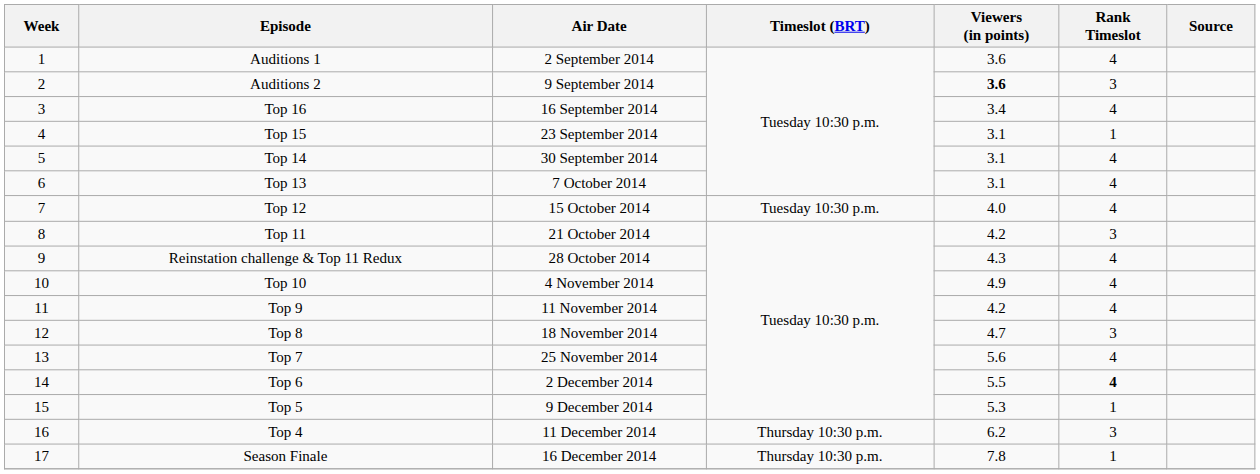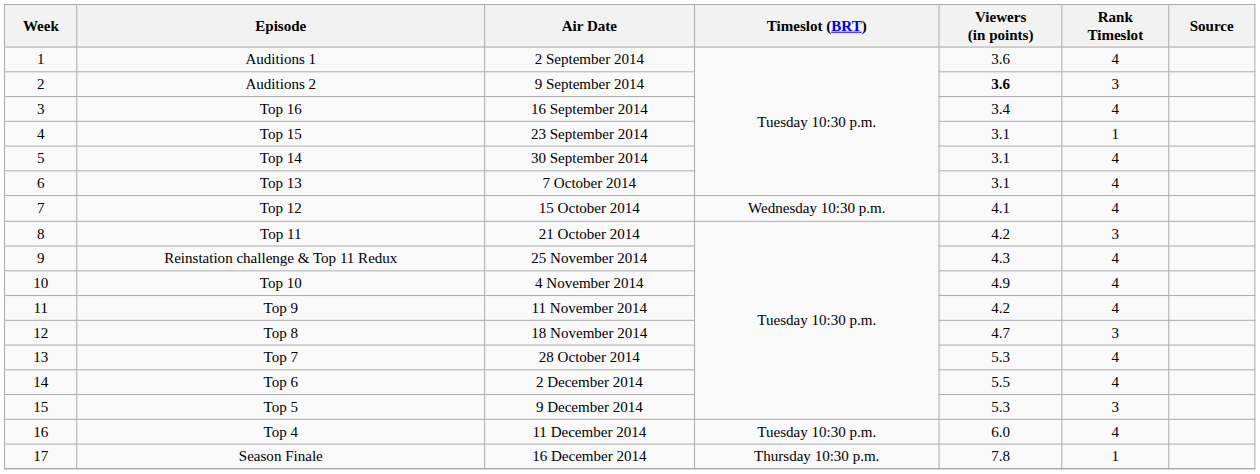(820, 208) Tuesday 10:30 p.m. -> (817, 208) Wednesday 10:30 p.m.
(996, 208) 4.0 -> (1001, 208) 4.1
(599, 258) 28 October 2014 -> (589, 258) 25 November 2014
(599, 357) 25 November 2014 -> (589, 357) 28 October 2014
(996, 357) 5.6 -> (1001, 357) 5.3
(1113, 382) bold -> (1115, 382) normal
(1113, 407) 1 -> (1115, 407) 3
(820, 431) Thursday 10:30 p.m. -> (817, 431) Tuesday 10:30 p.m.
(996, 431) 6.2 -> (1001, 431) 6.0
(1113, 431) 3 -> (1115, 431) 4
